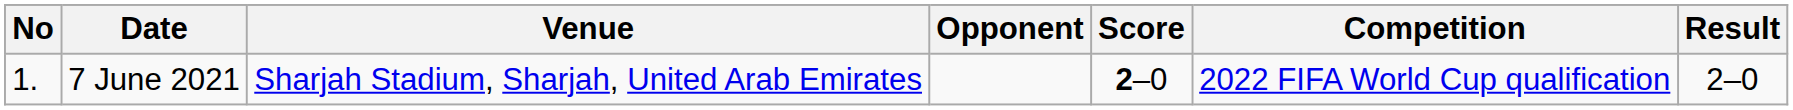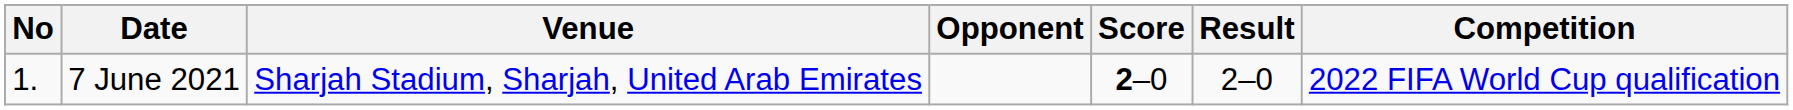columns swapped: (1732, 29) <-> (1435, 29)
